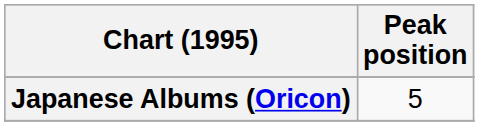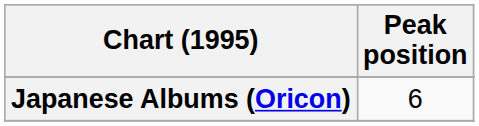(415, 98) 5 -> (415, 98) 6
